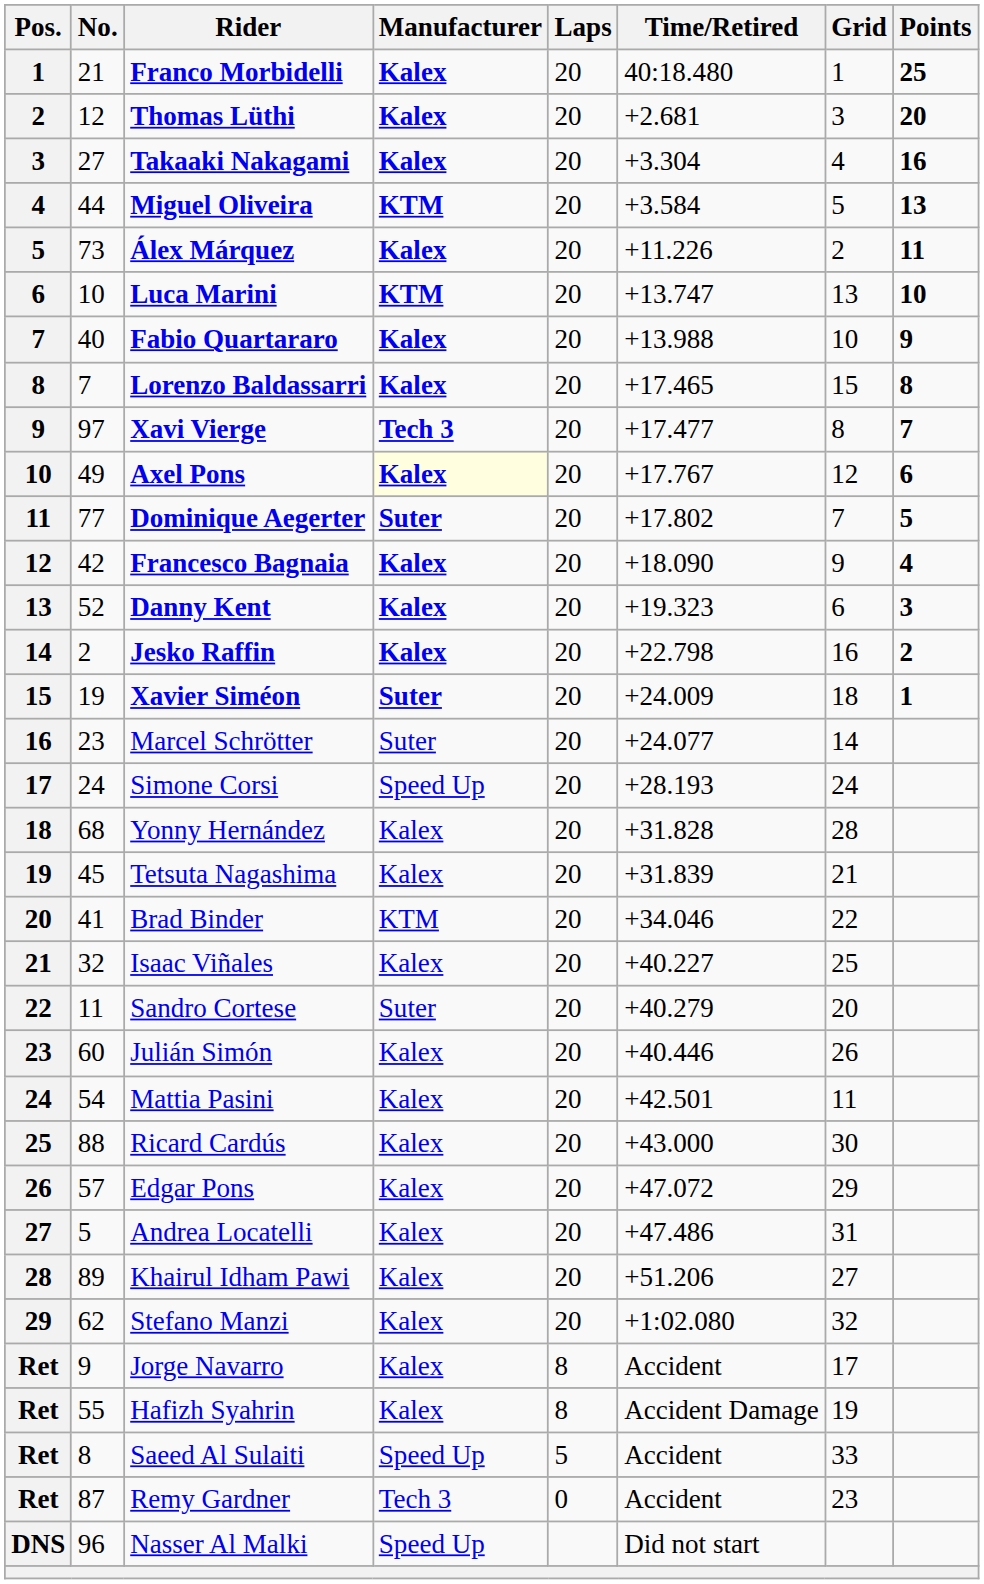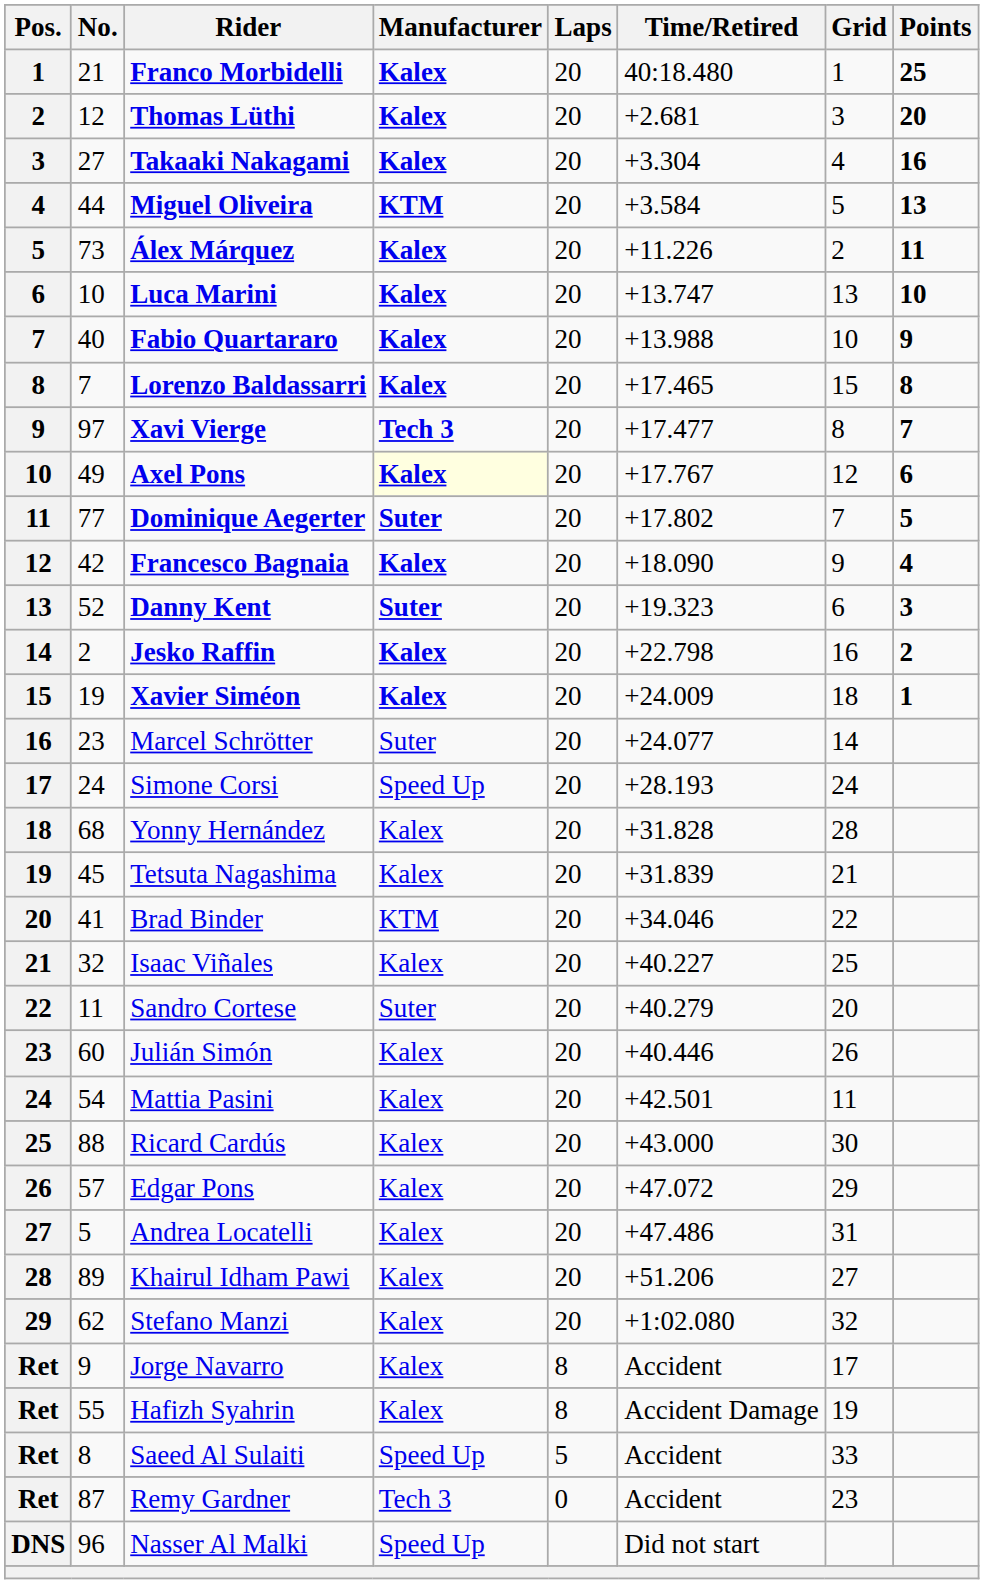(411, 294) KTM -> (413, 294) Kalex
(413, 606) Kalex -> (410, 606) Suter
(410, 696) Suter -> (413, 696) Kalex
